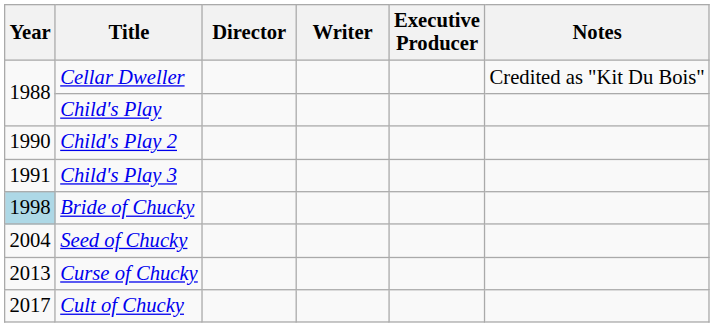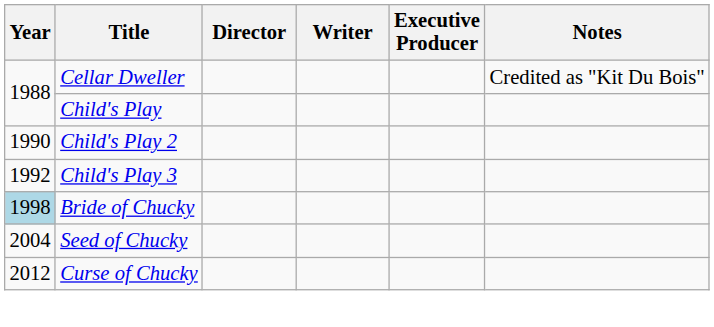(30, 175) 1991 -> (30, 175) 1992
(30, 273) 2013 -> (30, 273) 2012
- row: (122, 305)
